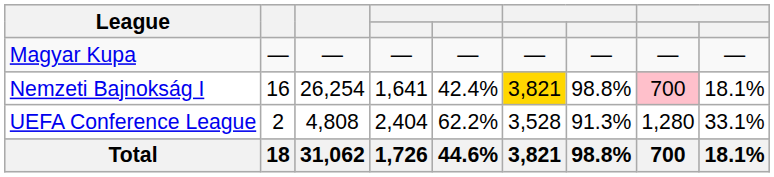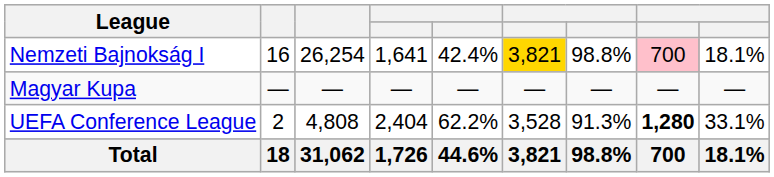rows swapped: (107, 88) <-> (73, 55)
(668, 121) normal -> (668, 121) bold
